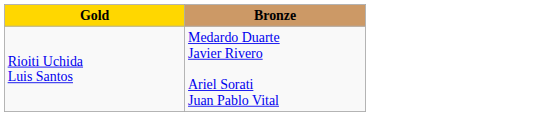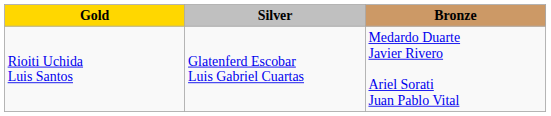+ column: (275, 15)
